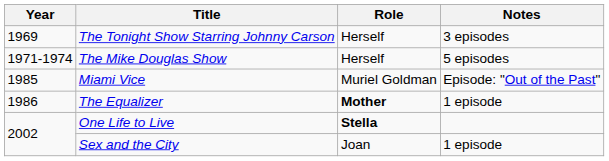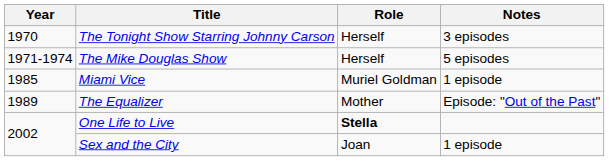(23, 36) 1969 -> (23, 36) 1970
(522, 79) Episode: "Out of the Past" -> (473, 79) 1 episode
(23, 101) 1986 -> (23, 101) 1989
(364, 101) bold -> (362, 101) normal
(473, 101) 1 episode -> (522, 101) Episode: "Out of the Past"
